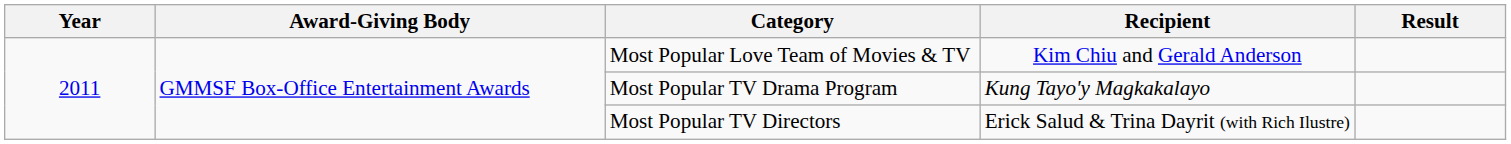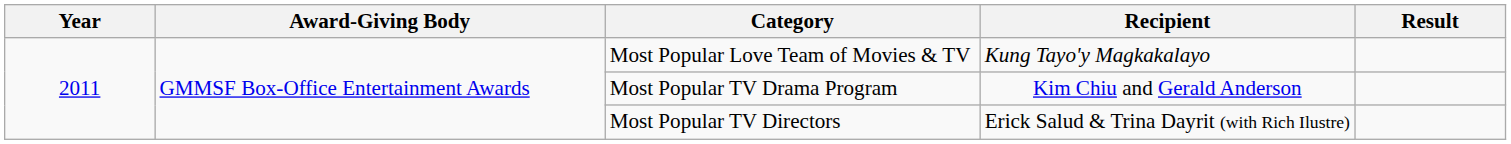(1167, 54) Kim Chiu and Gerald Anderson -> (1097, 54) Kung Tayo'y Magkakalayo
(1097, 88) Kung Tayo'y Magkakalayo -> (1167, 88) Kim Chiu and Gerald Anderson
